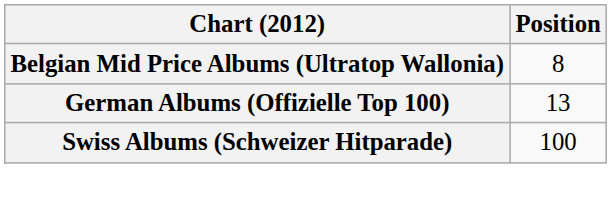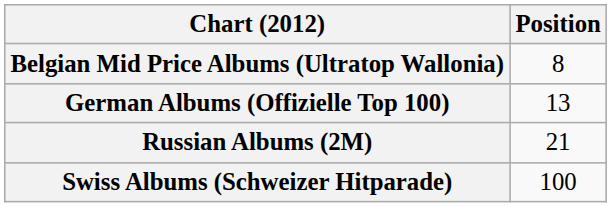+ row: (257, 142)
